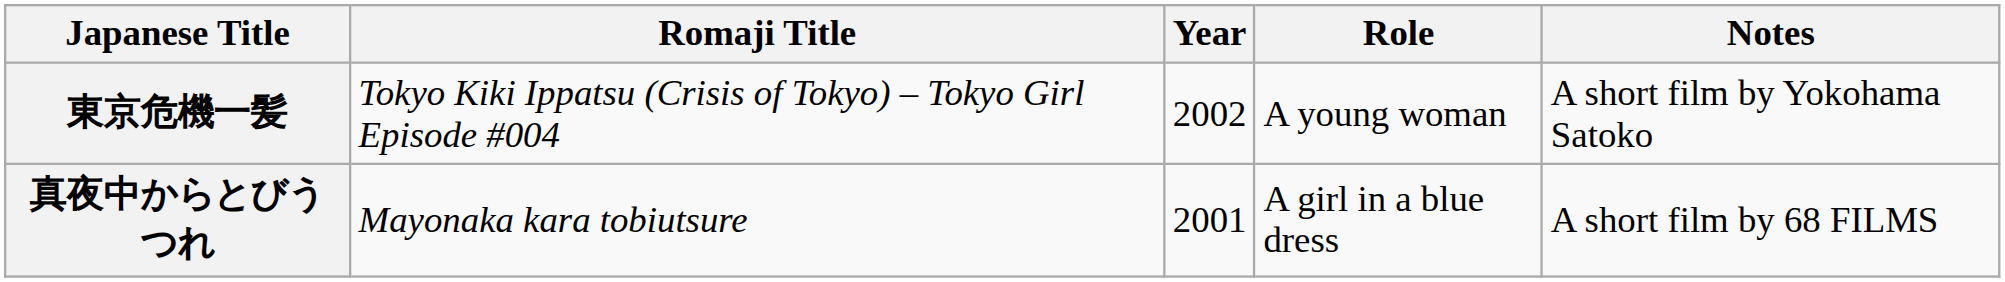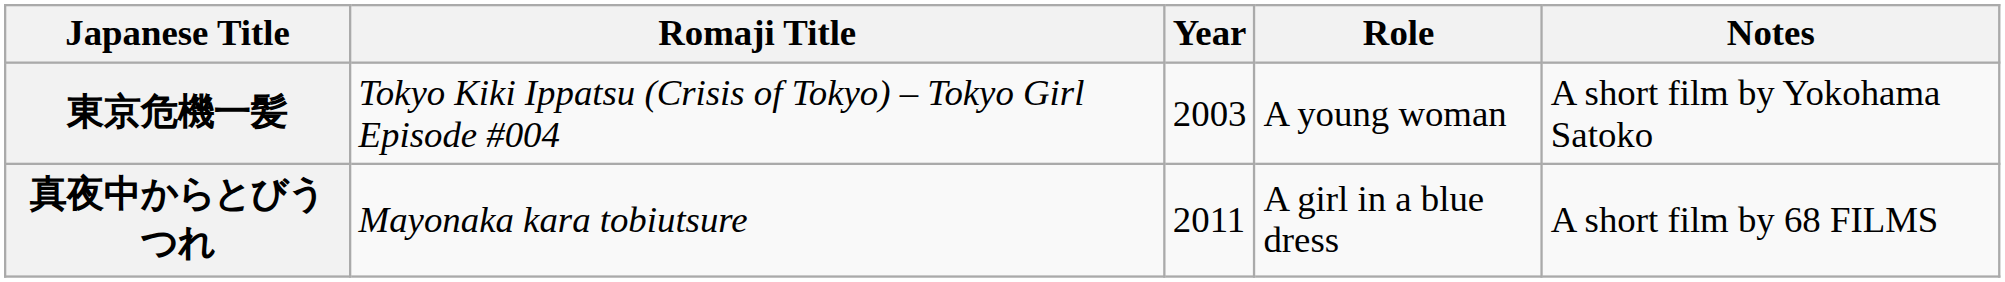(1210, 112) 2002 -> (1210, 112) 2003
(1210, 219) 2001 -> (1209, 219) 2011
